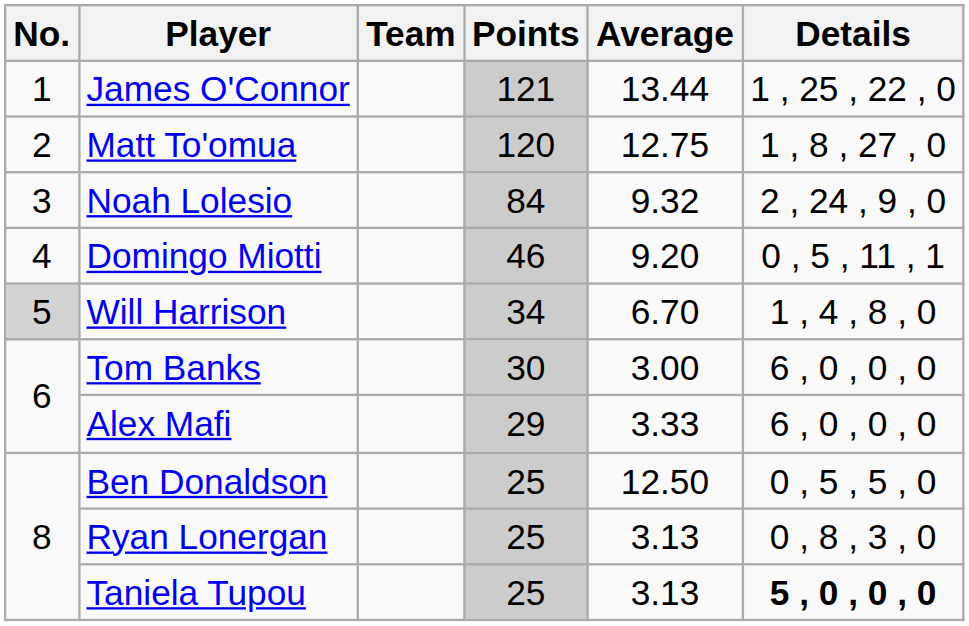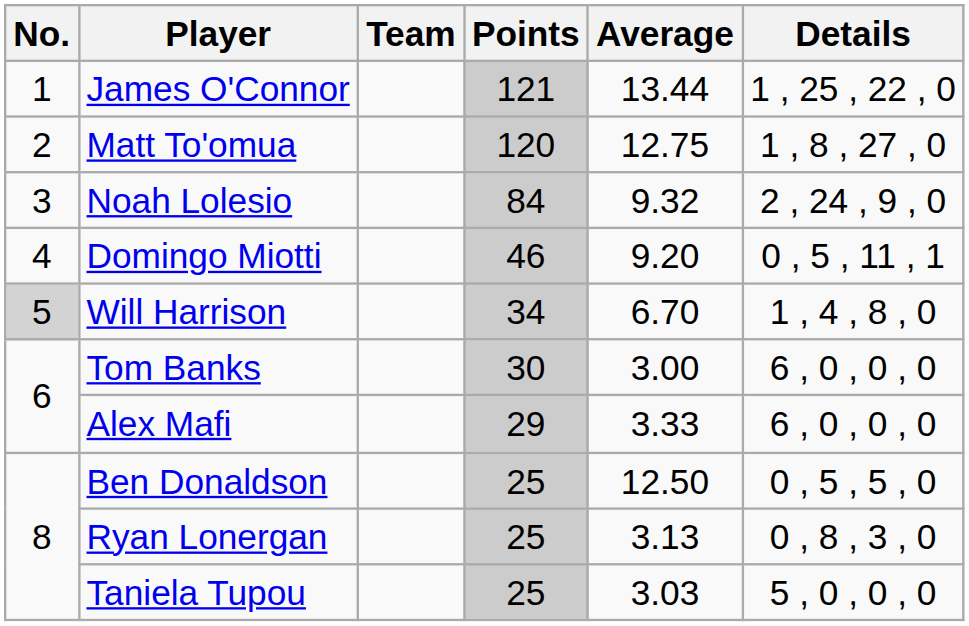(665, 592) 3.13 -> (665, 592) 3.03
(853, 592) bold -> (853, 592) normal
